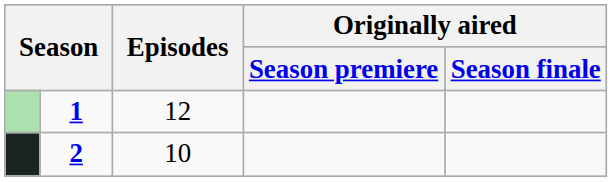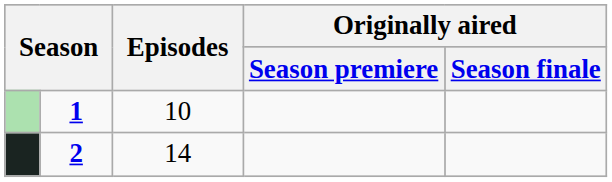(178, 111) 12 -> (178, 111) 10
(178, 153) 10 -> (178, 153) 14
